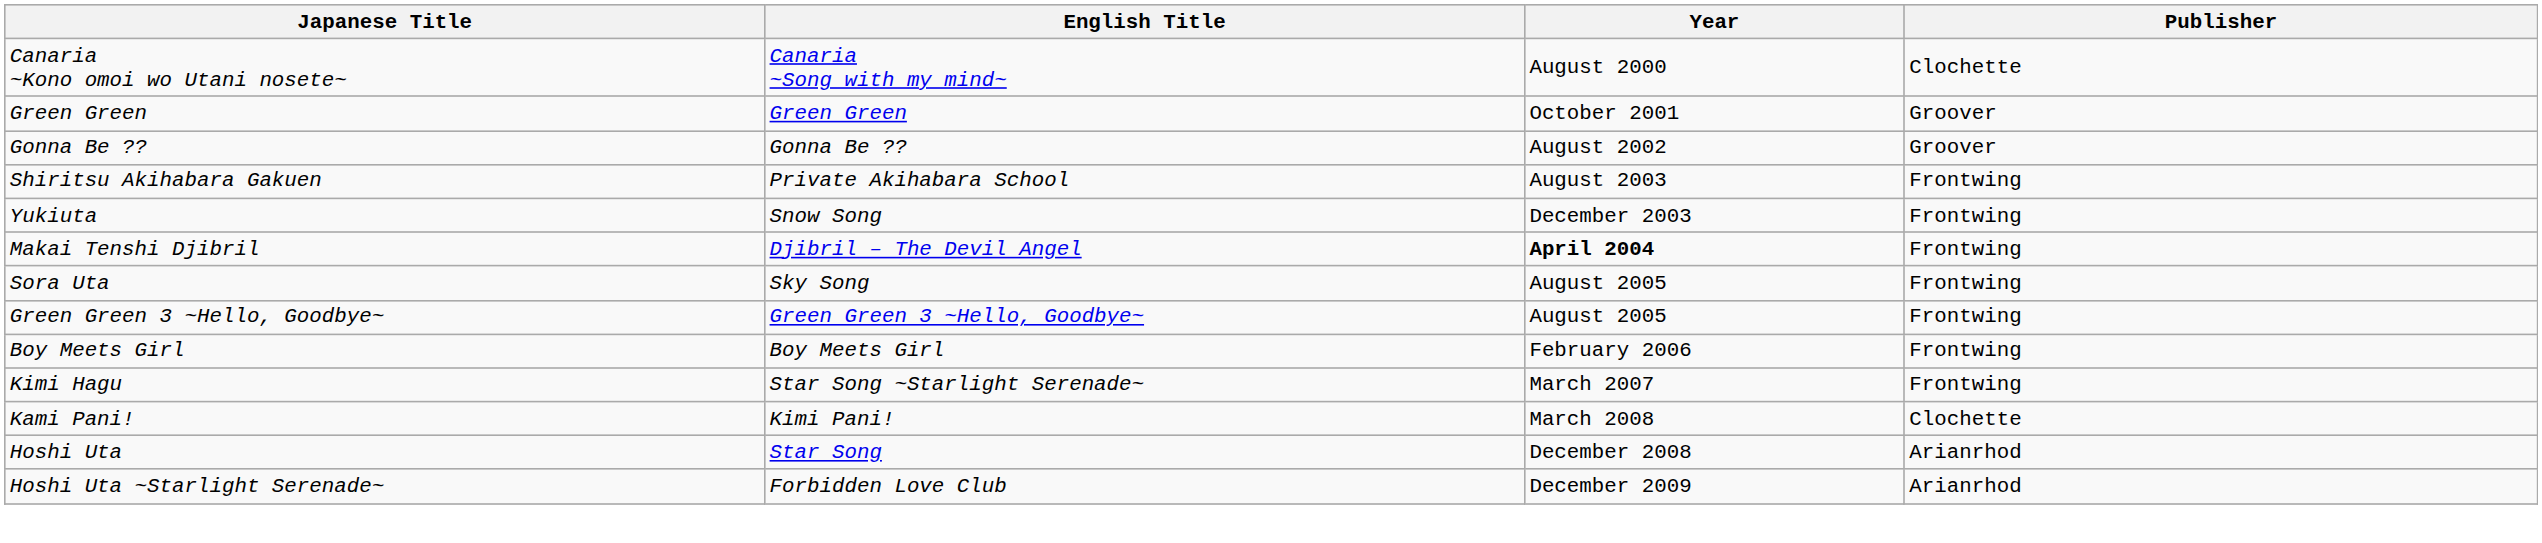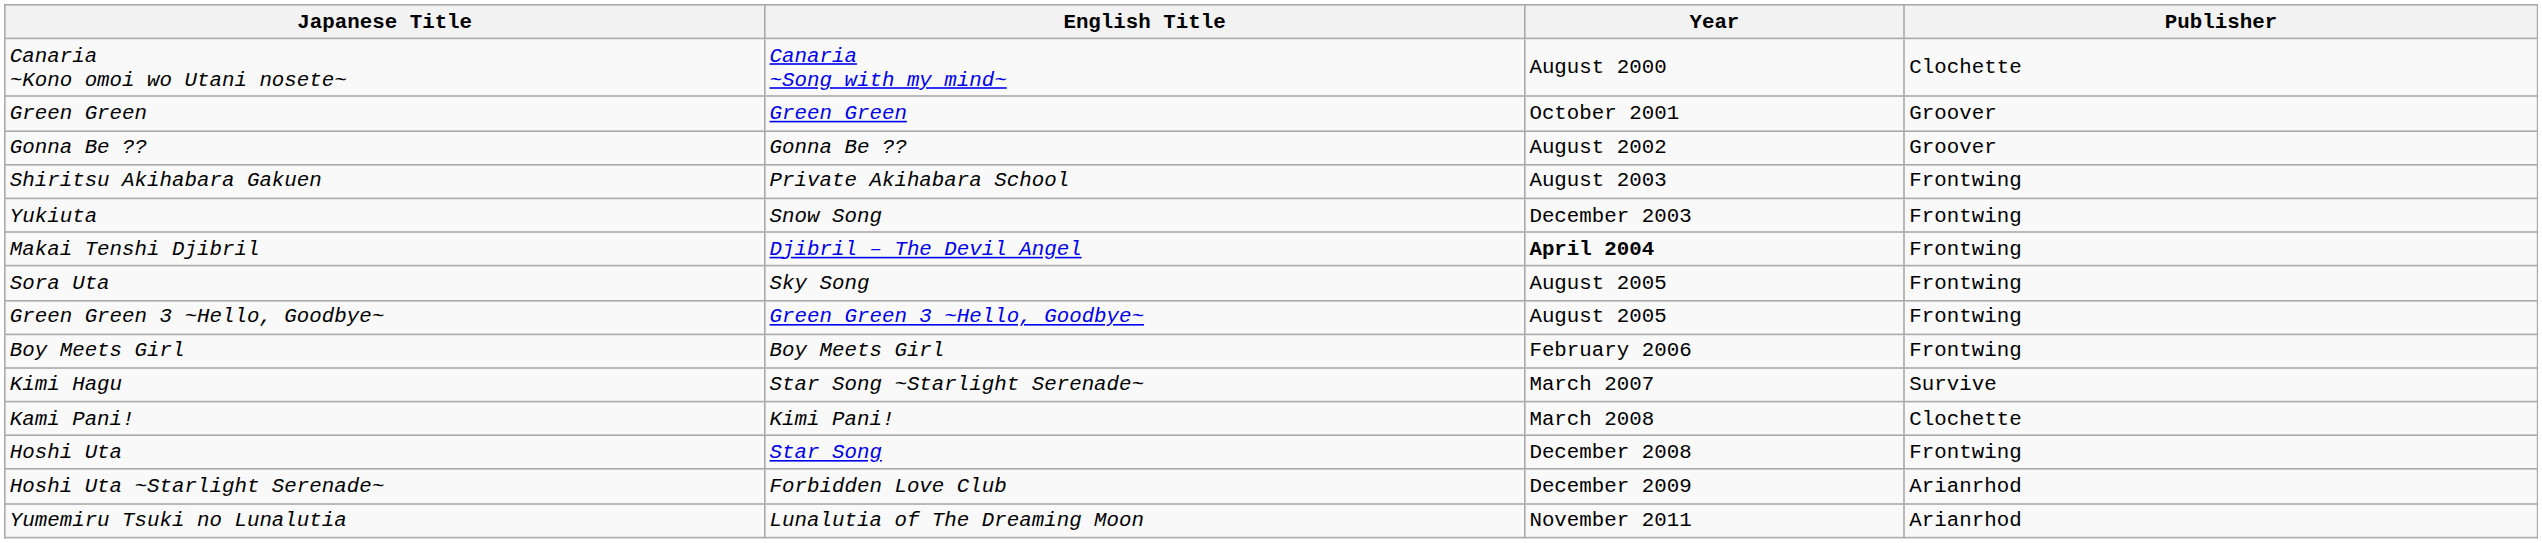(1965, 385) Frontwing -> (1953, 385) Survive
(1965, 453) Arianrhod -> (1965, 453) Frontwing
+ row: (178, 520)
